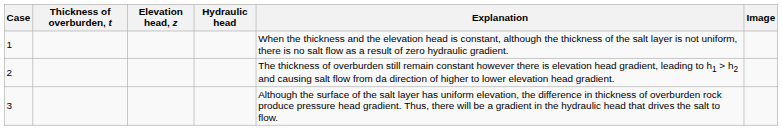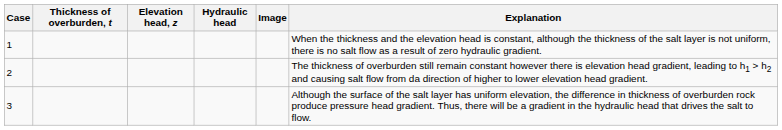columns swapped: (500, 17) <-> (761, 17)
